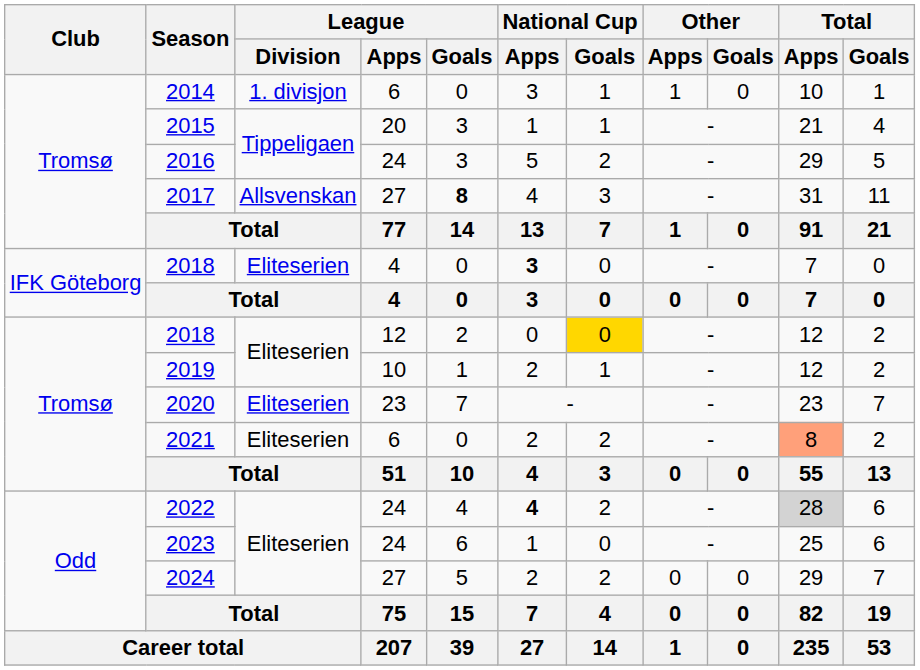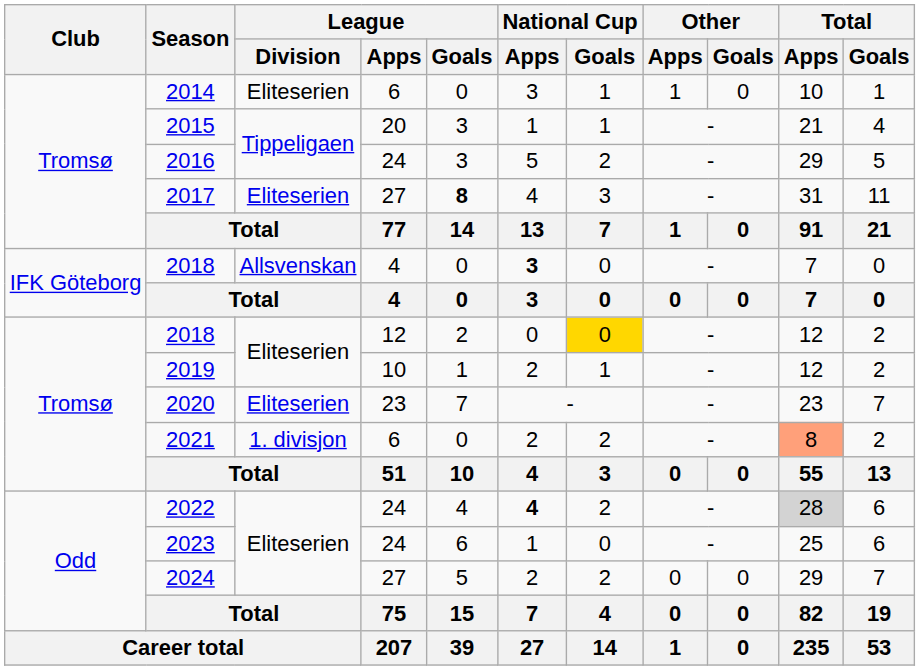(298, 91) 1. divisjon -> (298, 91) Eliteserien
(298, 195) Allsvenskan -> (298, 195) Eliteserien
(298, 265) Eliteserien -> (298, 265) Allsvenskan
(298, 439) Eliteserien -> (298, 439) 1. divisjon
